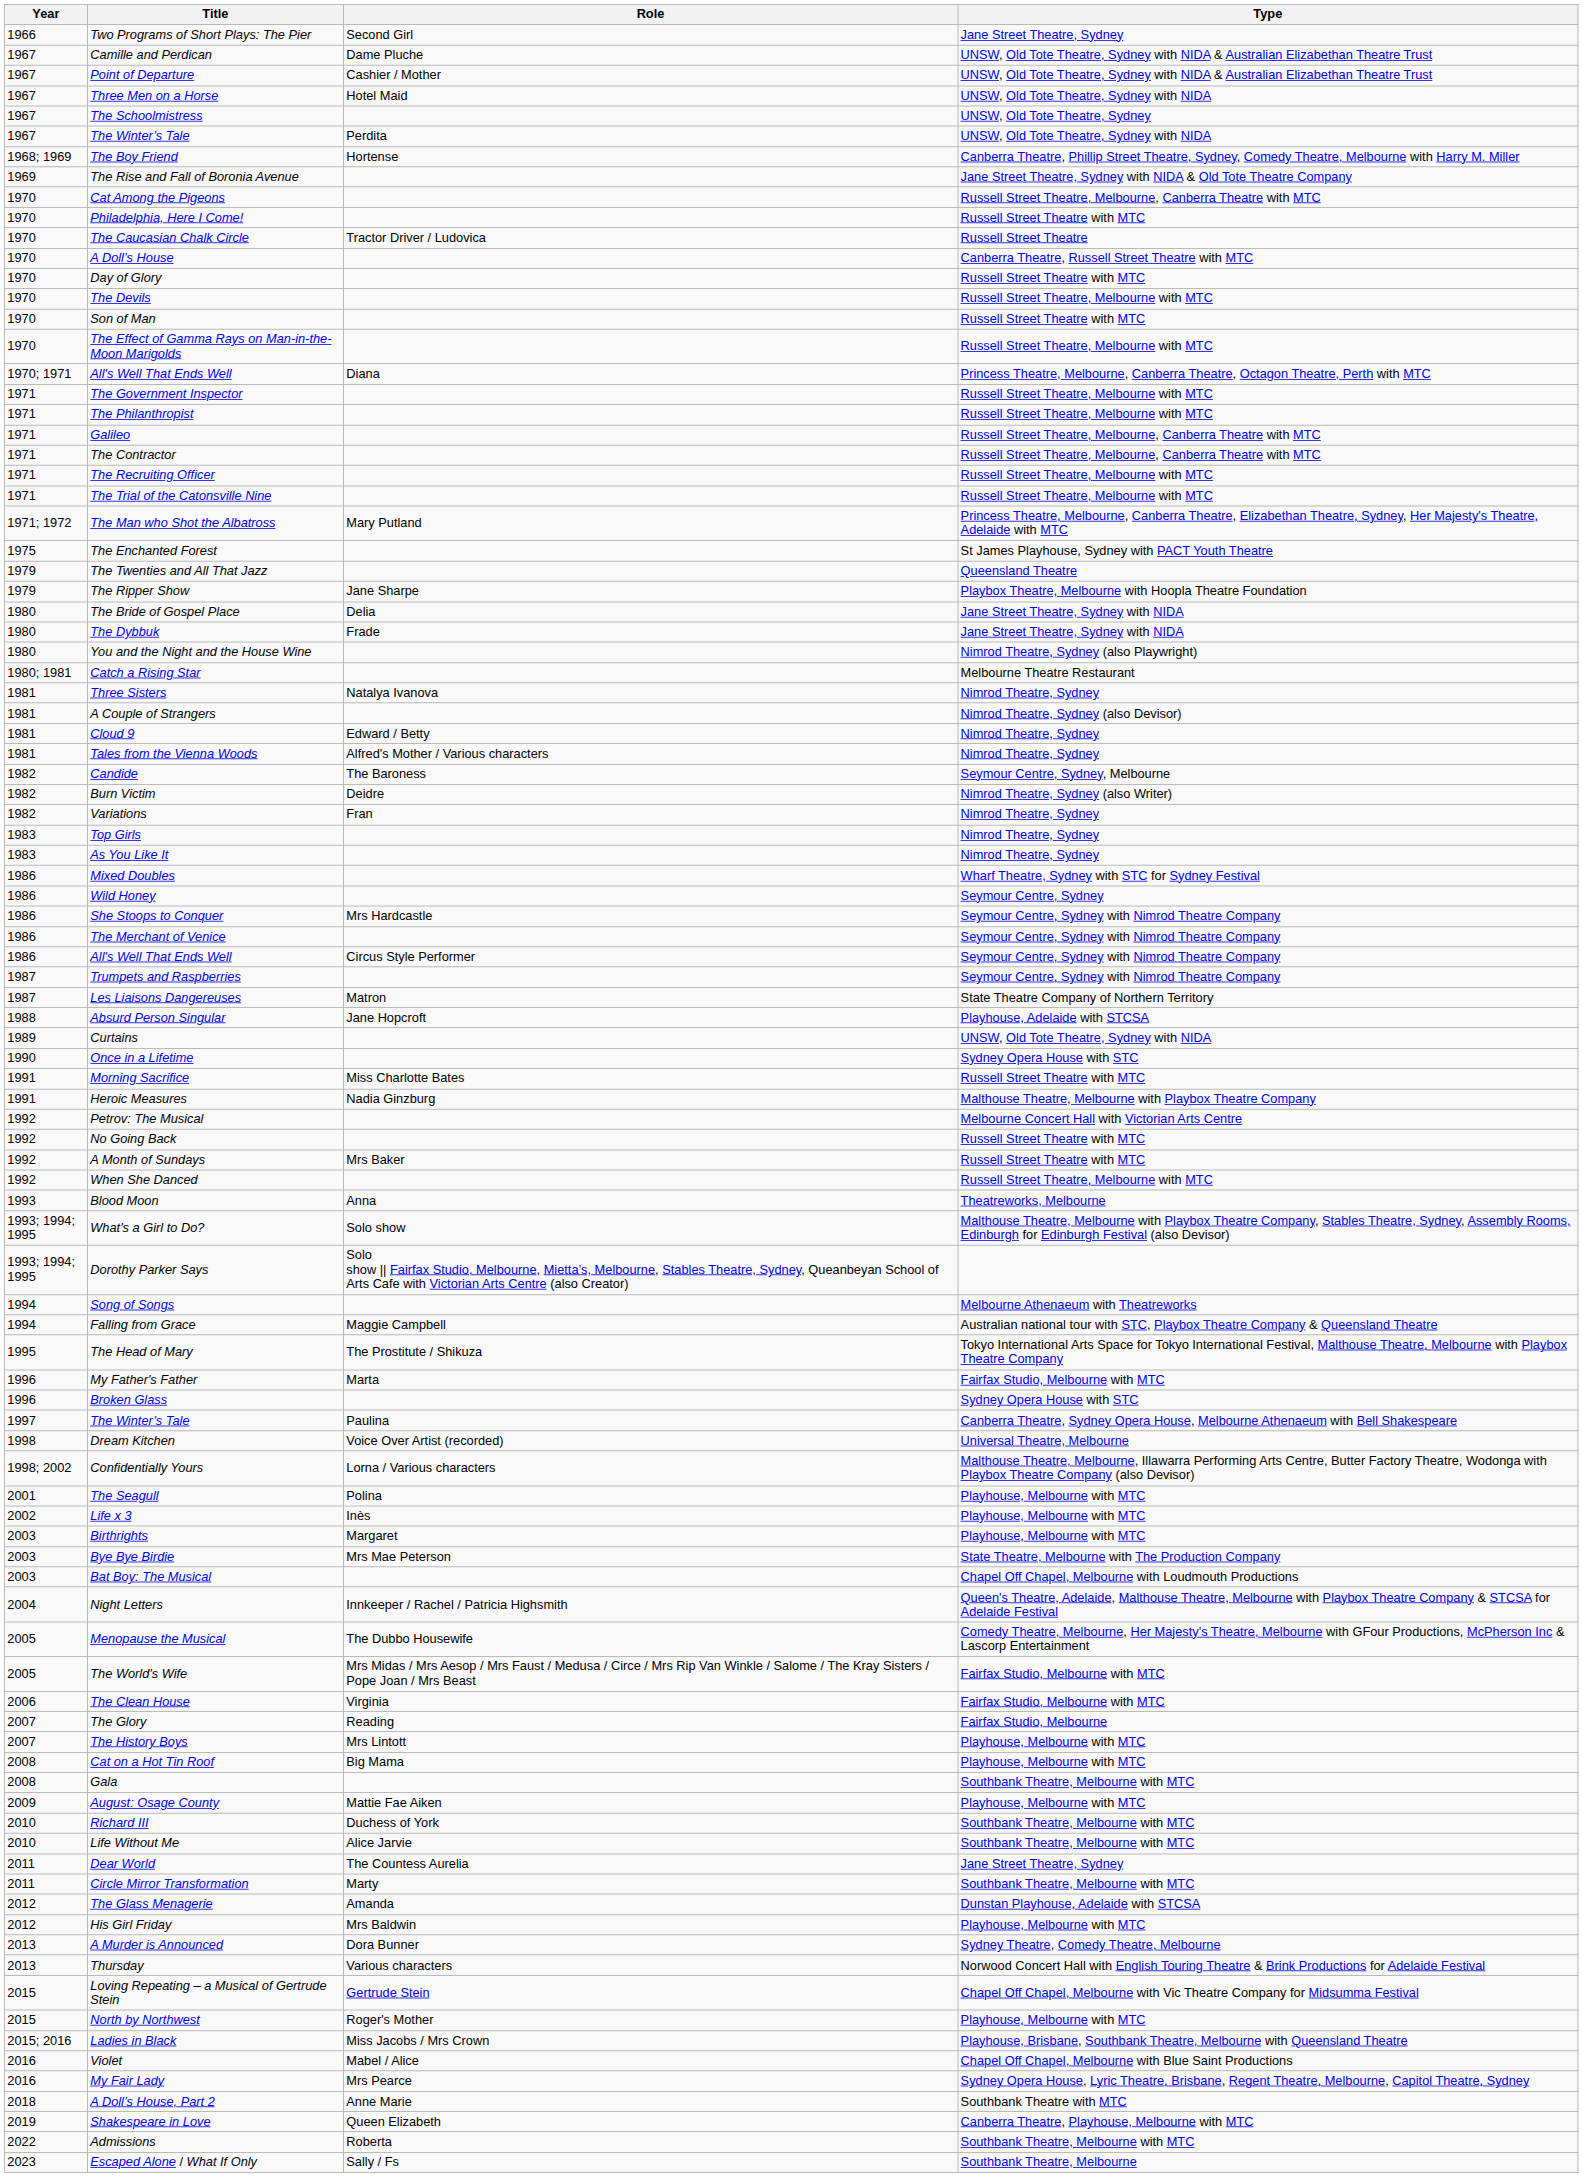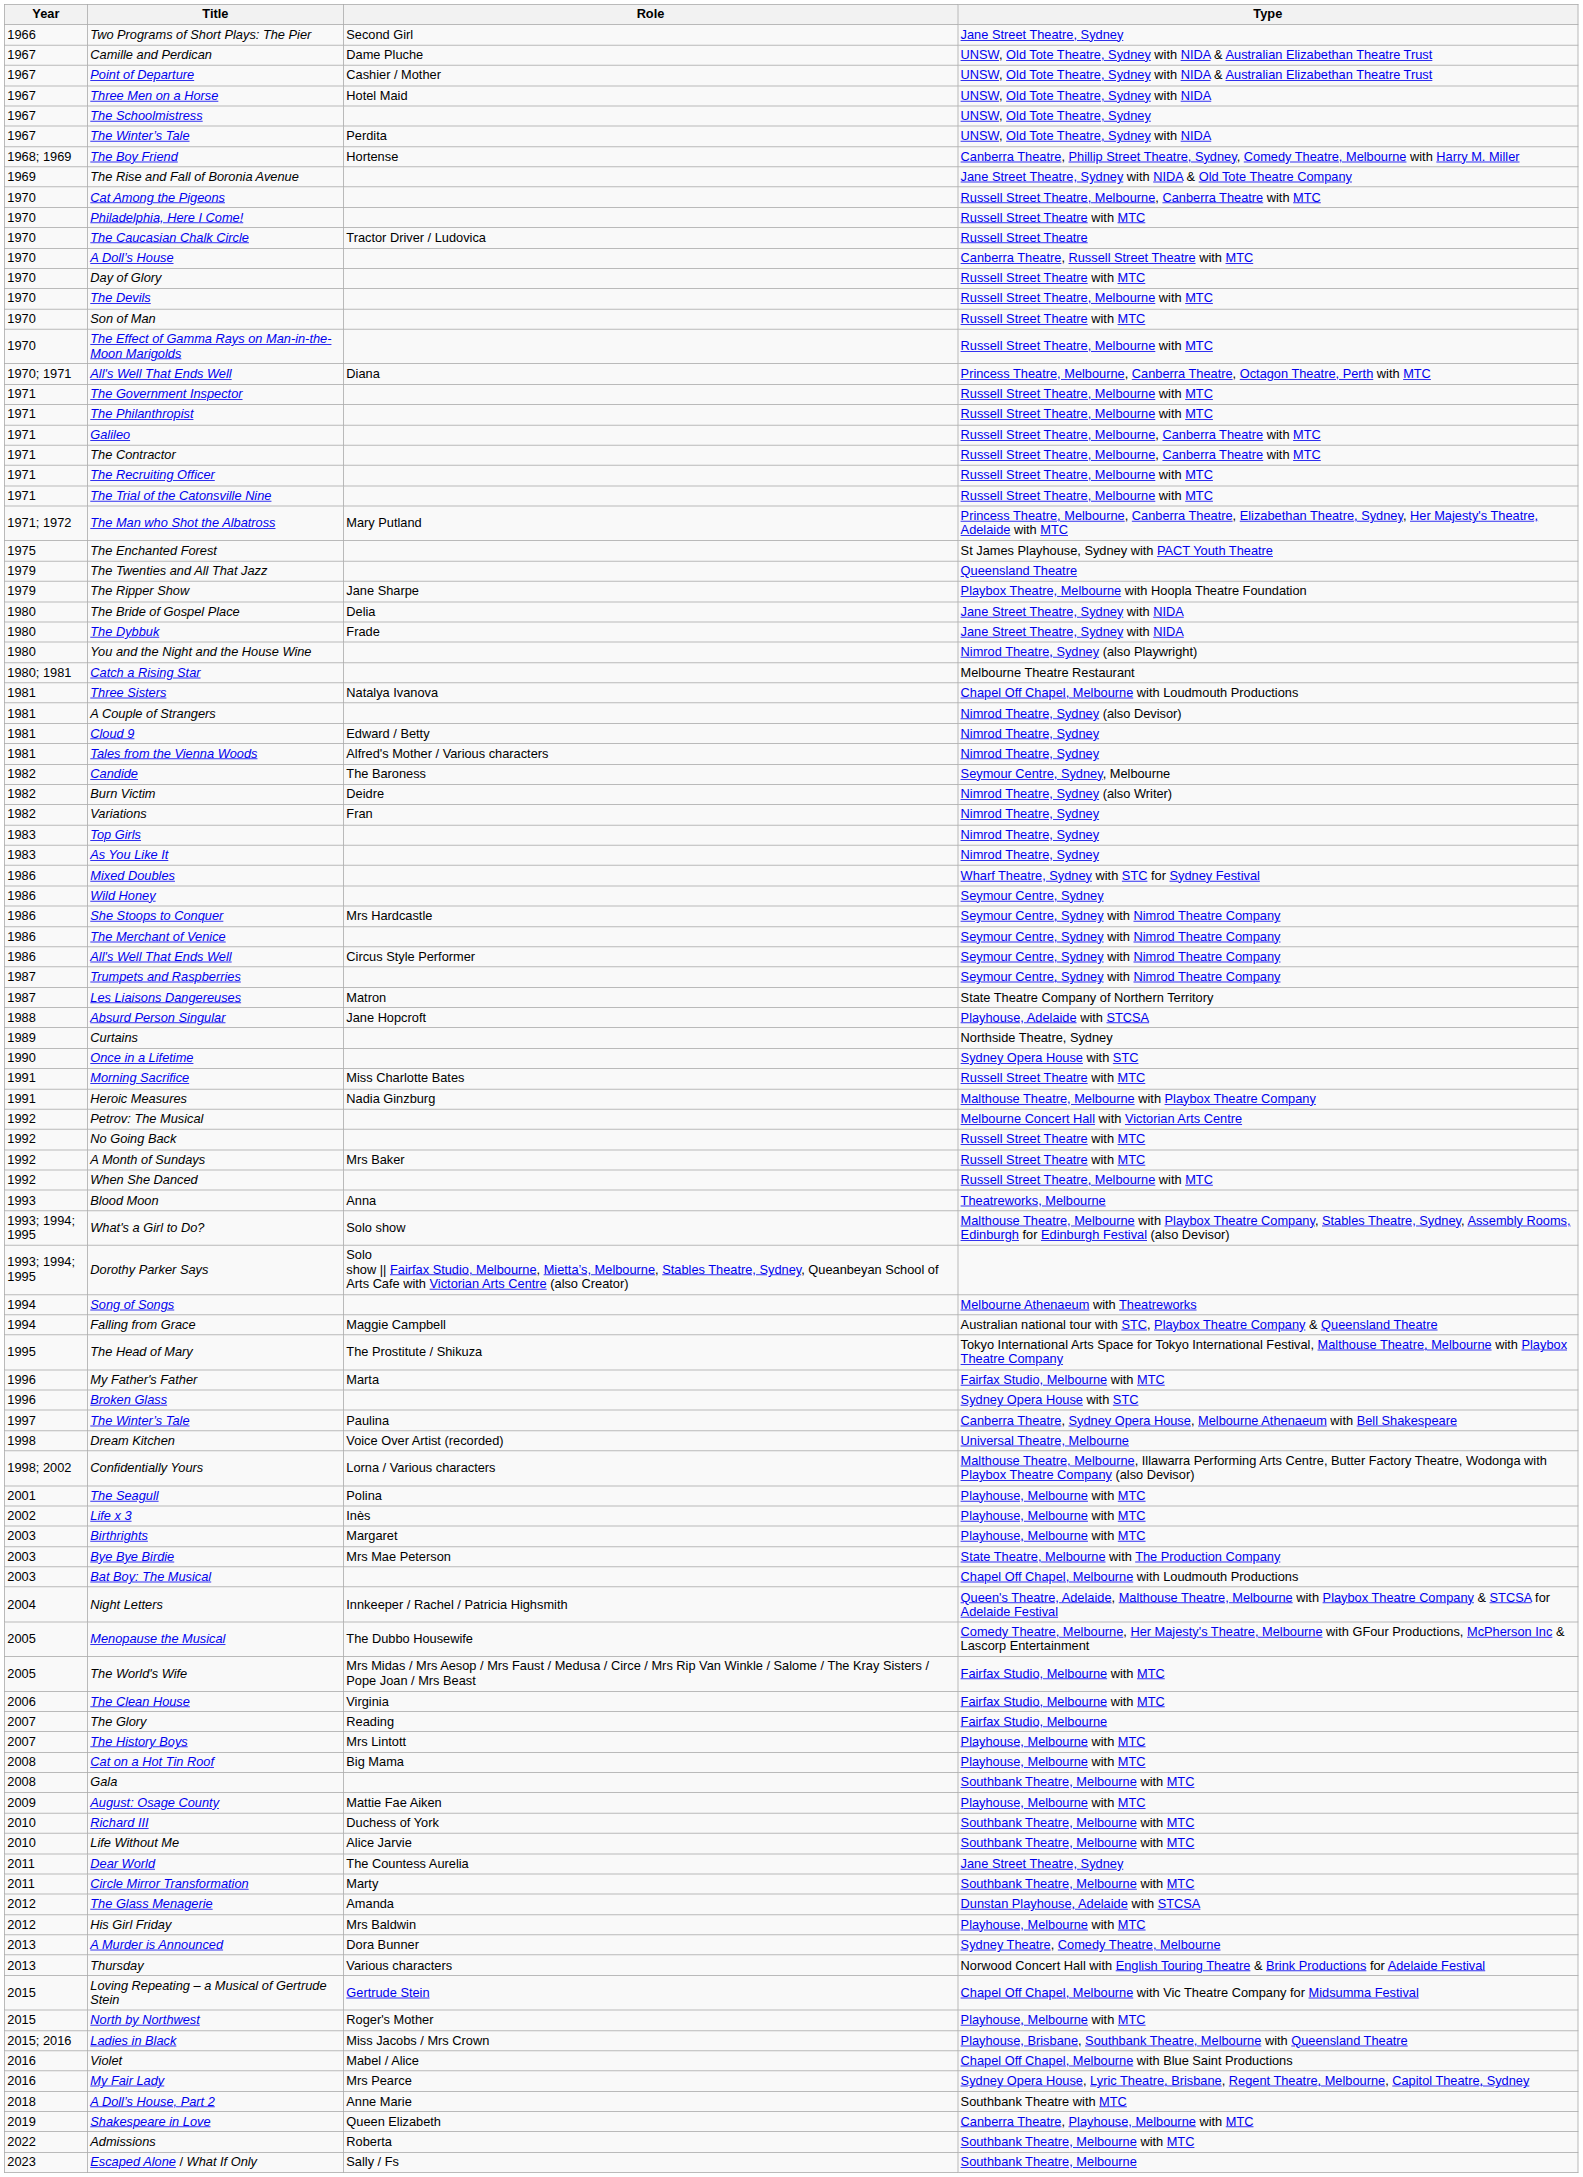(1030, 693) Nimrod Theatre, Sydney -> (1129, 693) Chapel Off Chapel, Melbourne with Loudmouth Productions
(1086, 1038) UNSW, Old Tote Theatre, Sydney with NIDA -> (1037, 1038) Northside Theatre, Sydney
